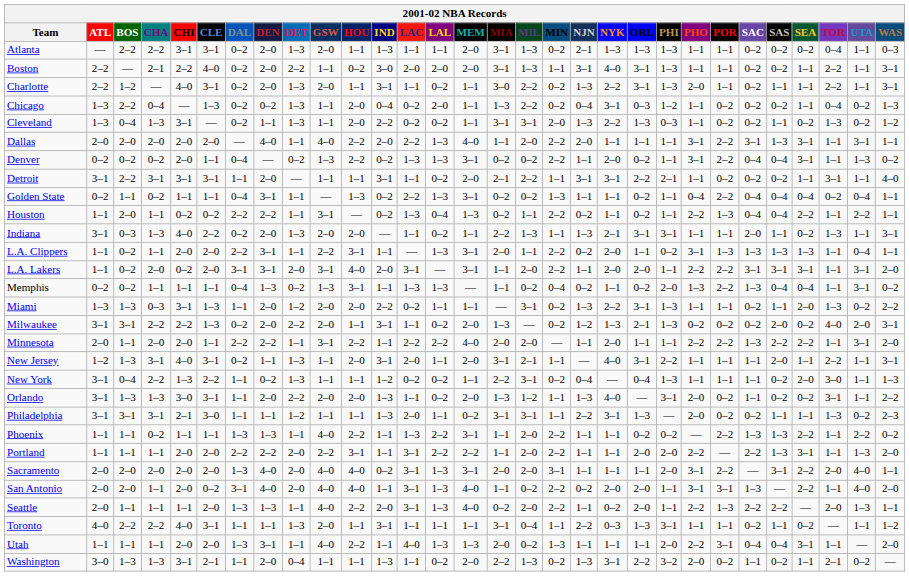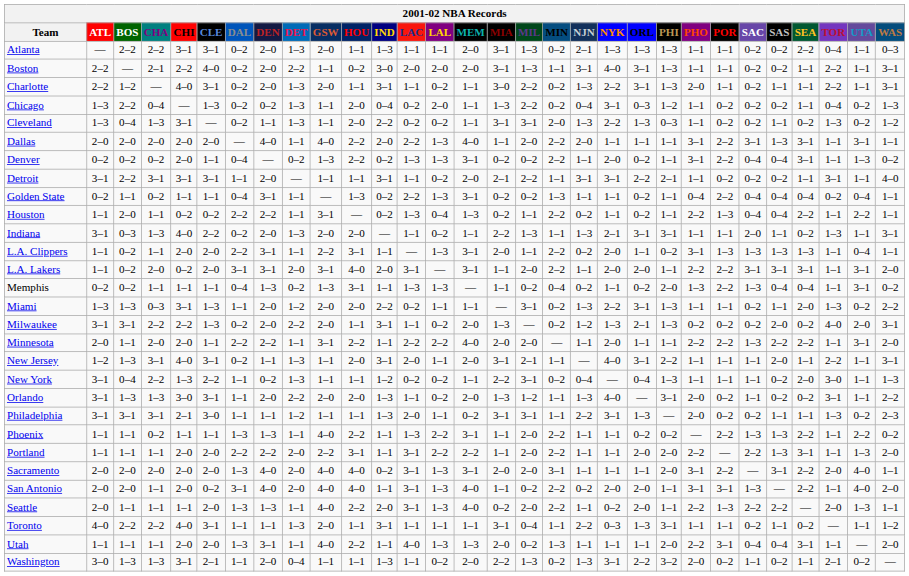(805, 50) 0–2 -> (805, 50) 2–2
